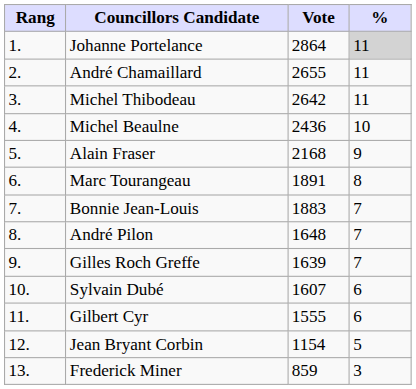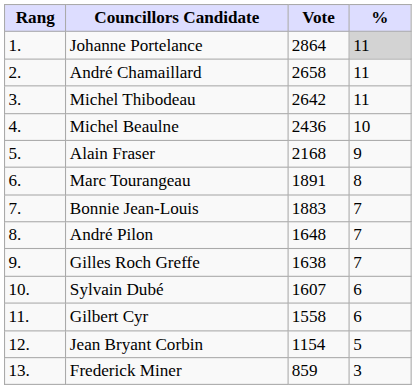(309, 72) 2655 -> (309, 72) 2658
(309, 262) 1639 -> (309, 262) 1638
(309, 316) 1555 -> (309, 316) 1558
